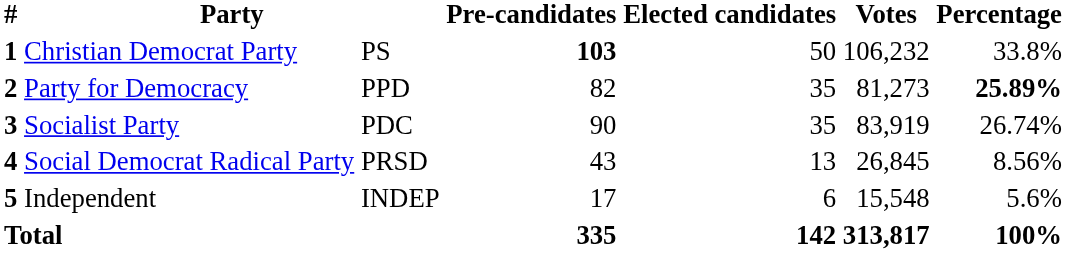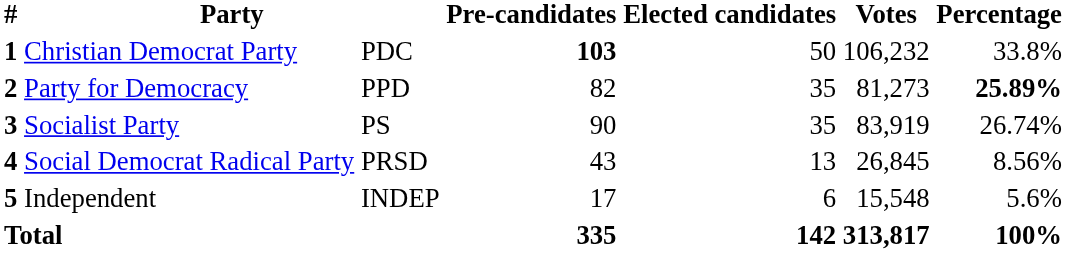(376, 51) PS -> (387, 51) PDC
(387, 124) PDC -> (376, 124) PS
